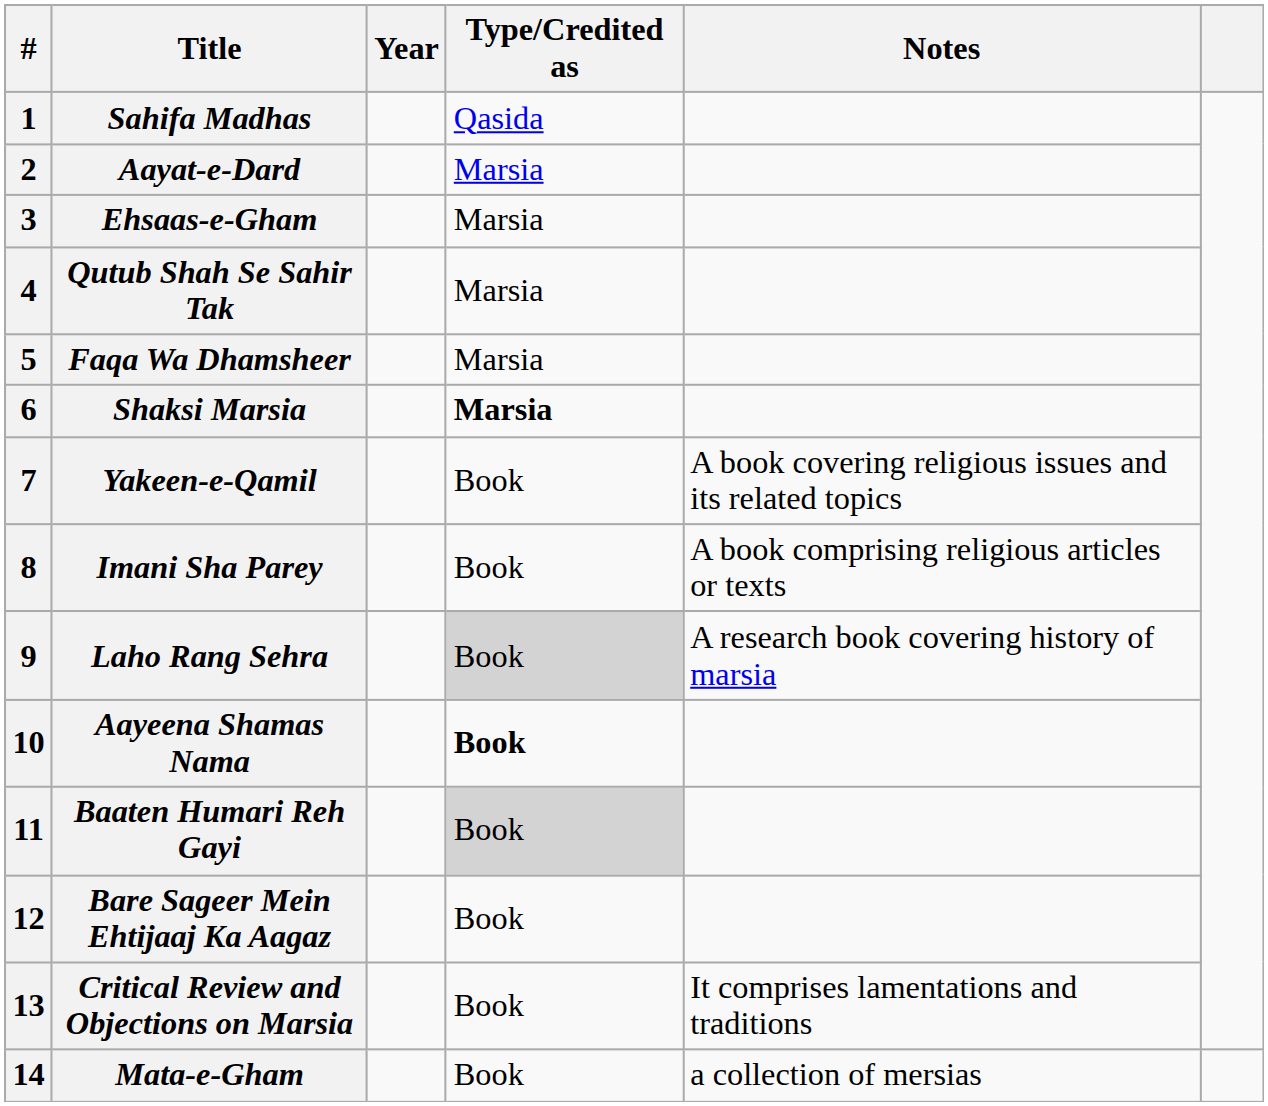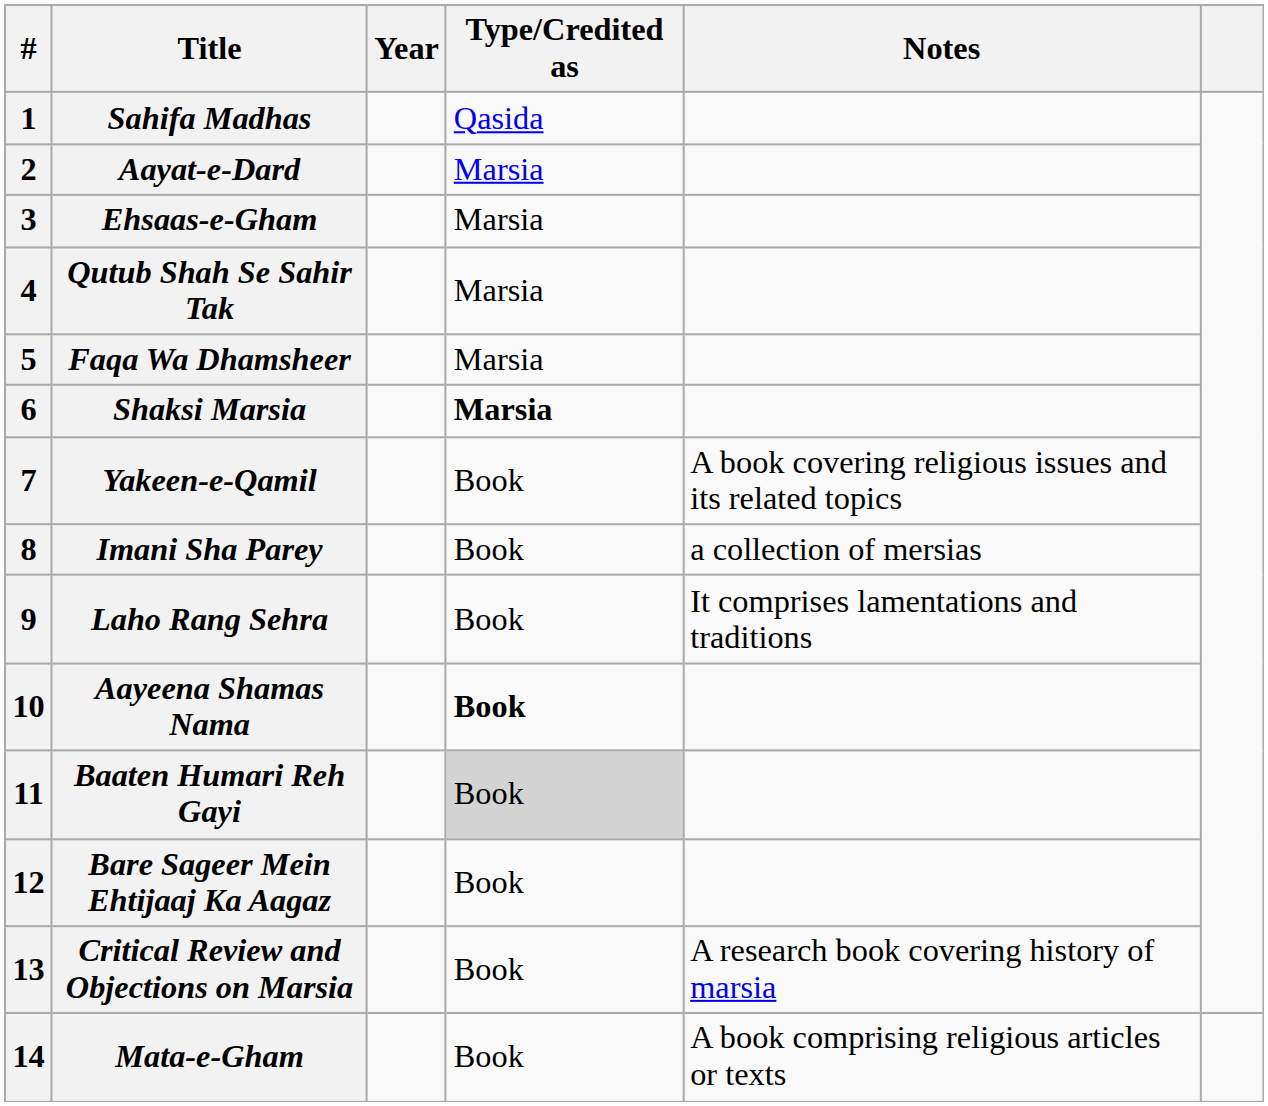(925, 567) A book comprising religious articles or texts -> (836, 549) a collection of mersias
(489, 655) lightgrey background -> (489, 618) no background
(922, 655) A research book covering history of marsia -> (884, 618) It comprises lamentations and traditions
(884, 1005) It comprises lamentations and traditions -> (922, 969) A research book covering history of marsia
(836, 1074) a collection of mersias -> (925, 1056) A book comprising religious articles or texts
